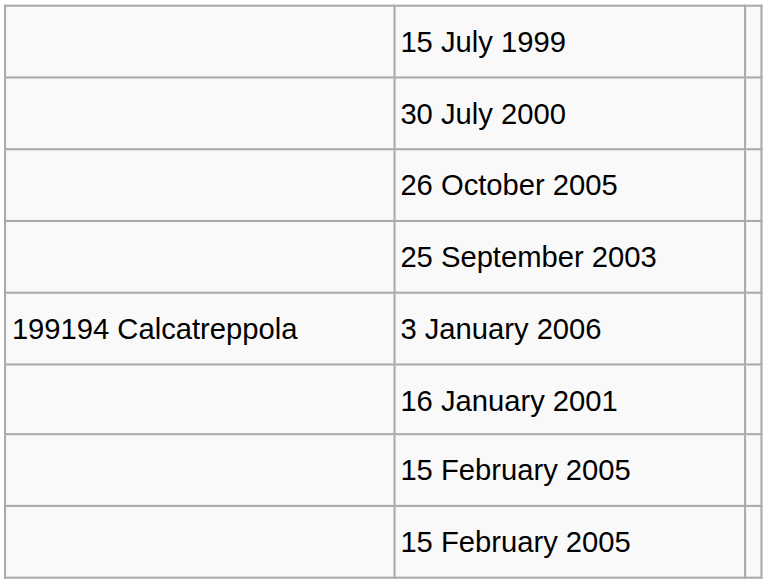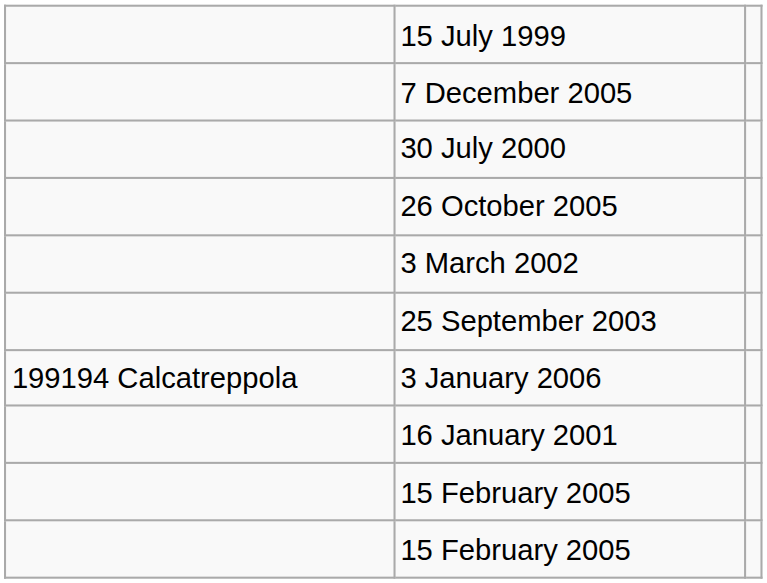+ row: (199, 92)
+ row: (199, 263)
